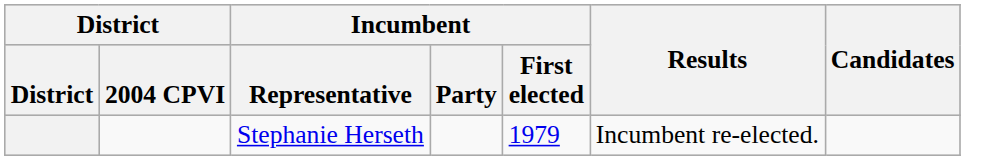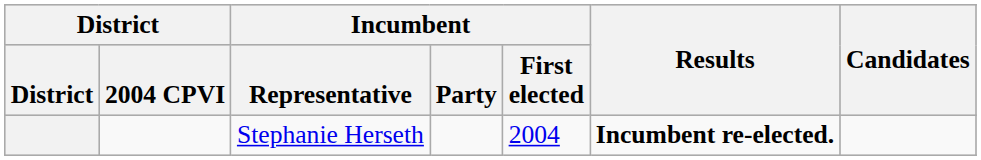(534, 134) 1979 -> (534, 134) 2004
(707, 134) normal -> (715, 134) bold
